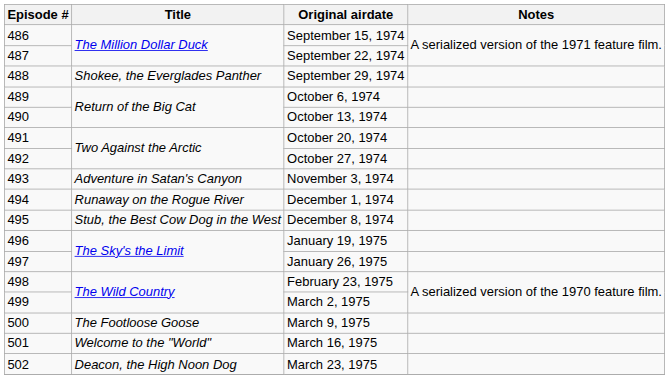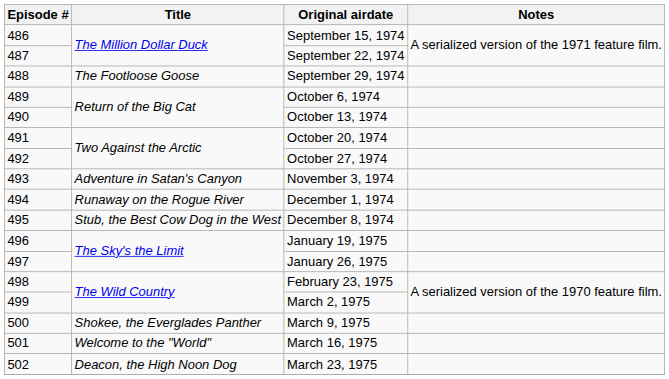(168, 76) Shokee, the Everglades Panther -> (137, 76) The Footloose Goose
(137, 323) The Footloose Goose -> (168, 323) Shokee, the Everglades Panther
